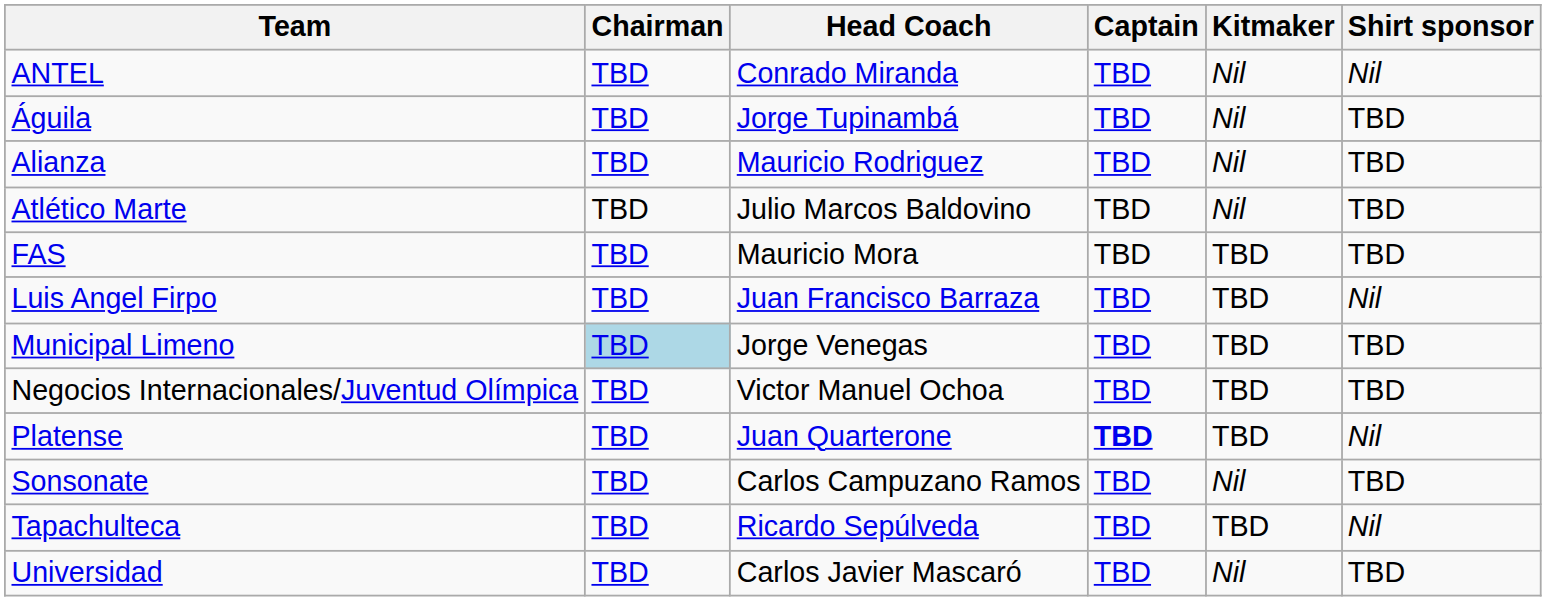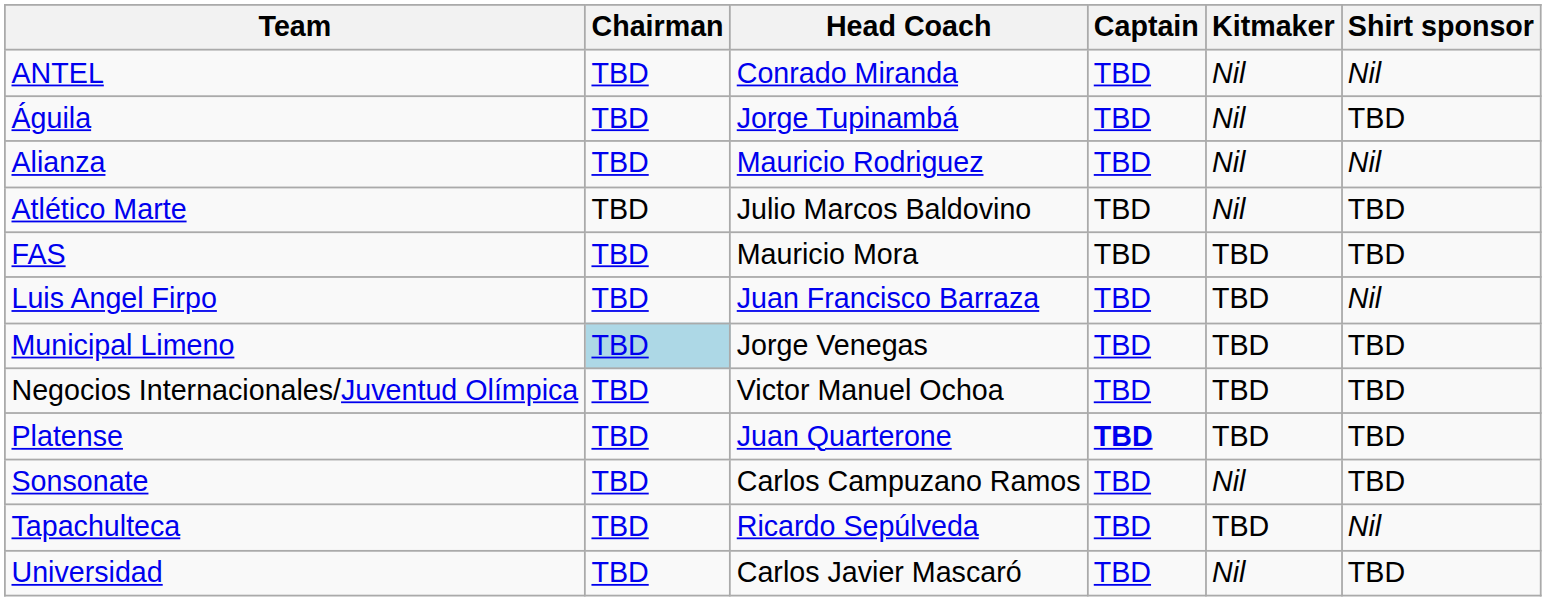(1376, 163) TBD -> (1364, 163) Nil
(1364, 436) Nil -> (1376, 436) TBD
